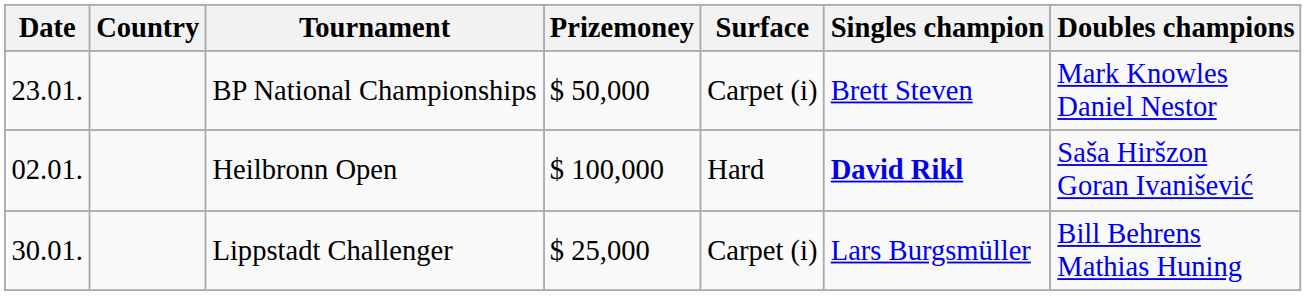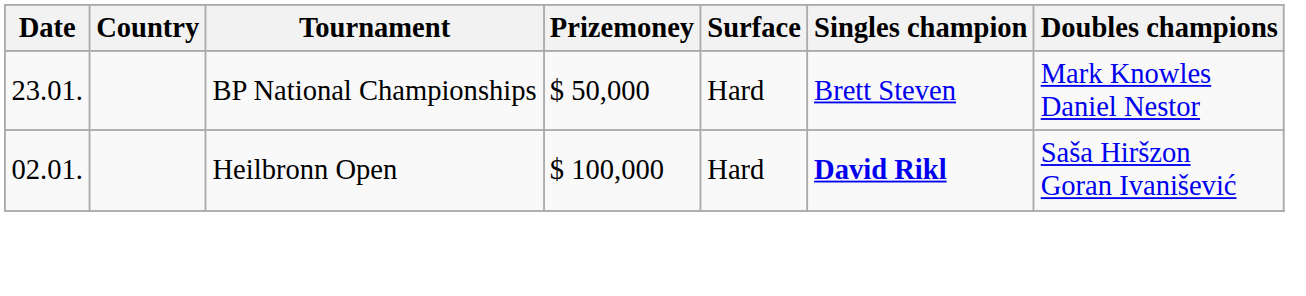(762, 90) Carpet (i) -> (736, 90) Hard
- row: (333, 249)
